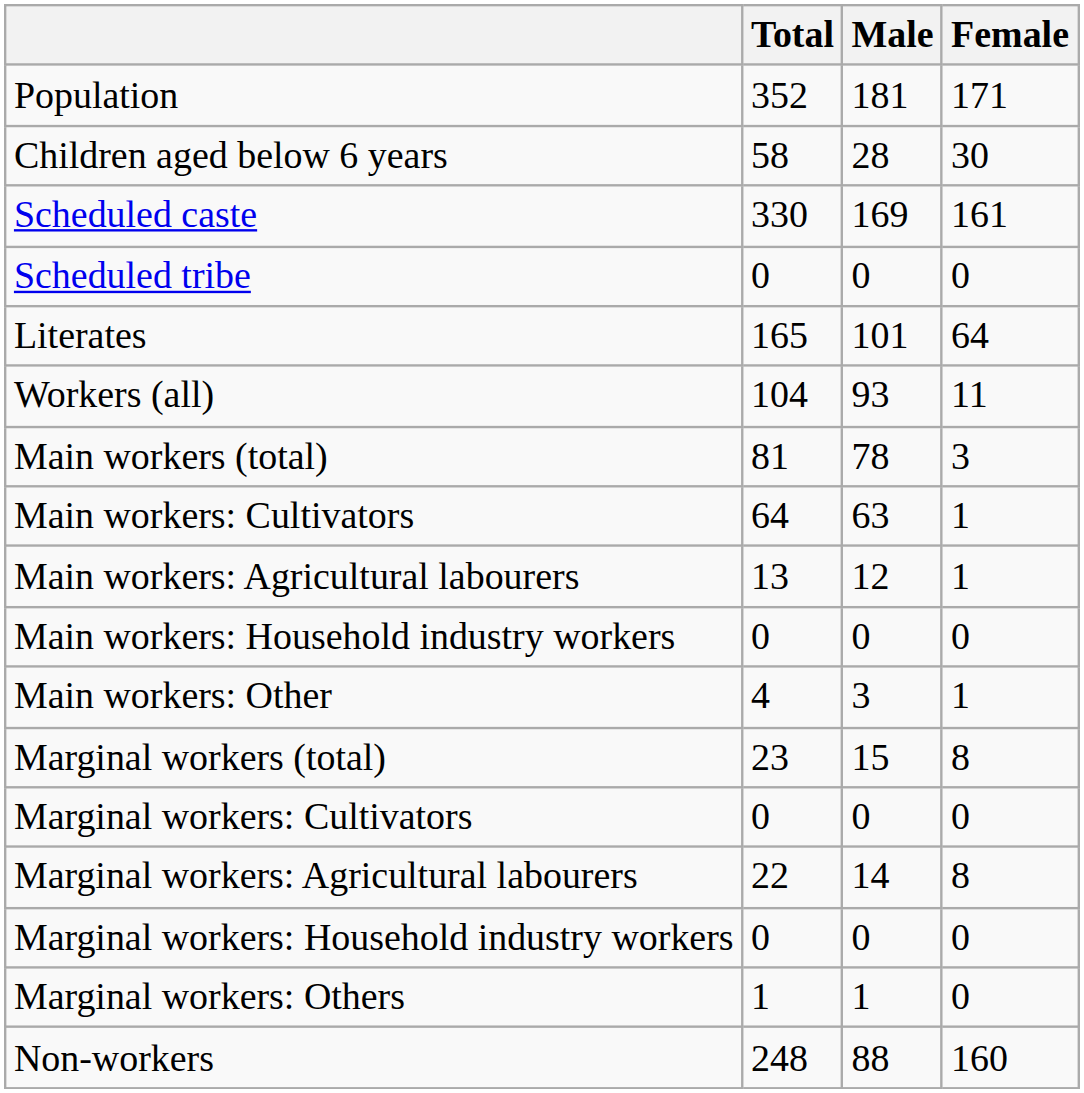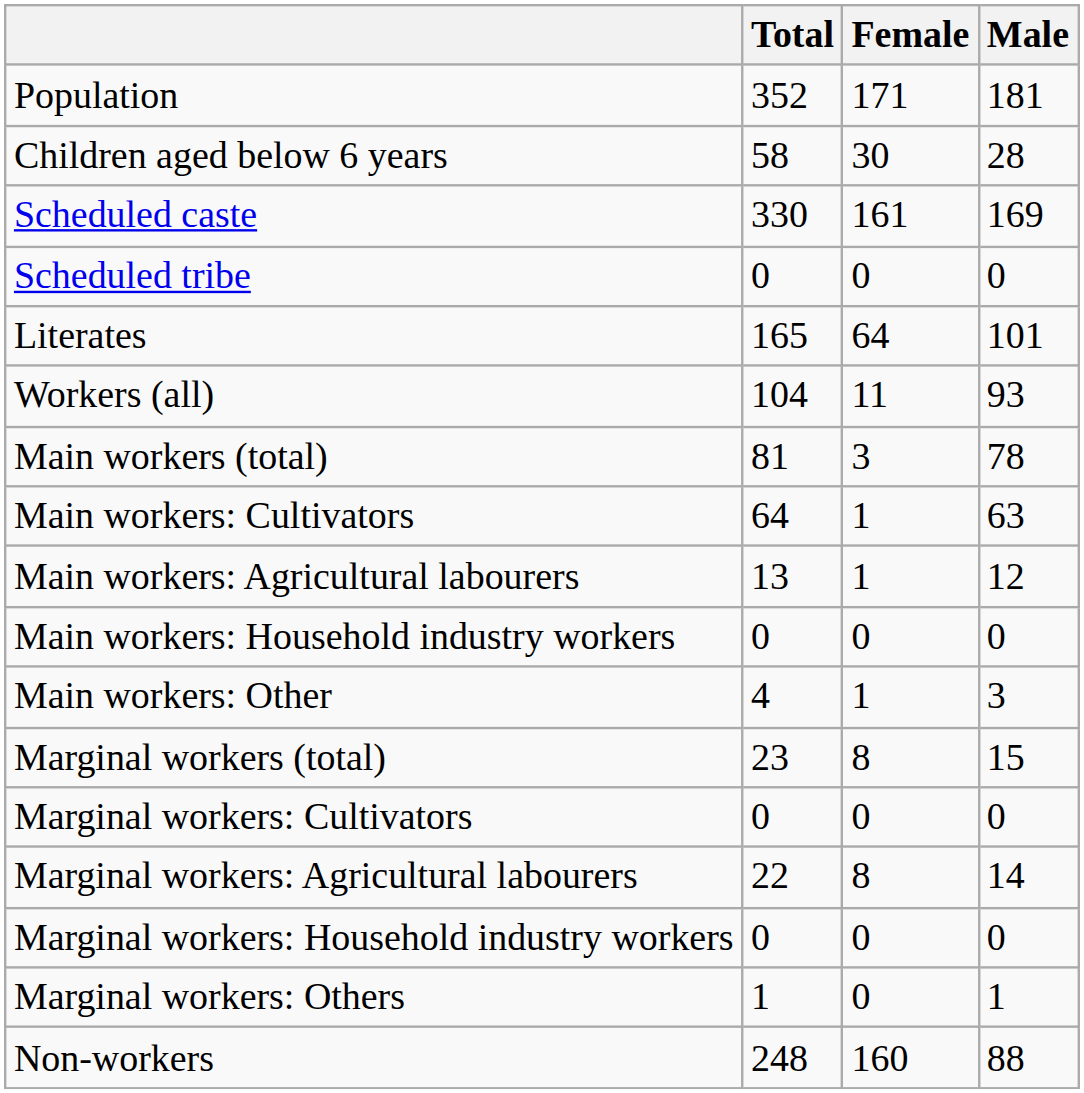columns swapped: (893, 34) <-> (1010, 34)
